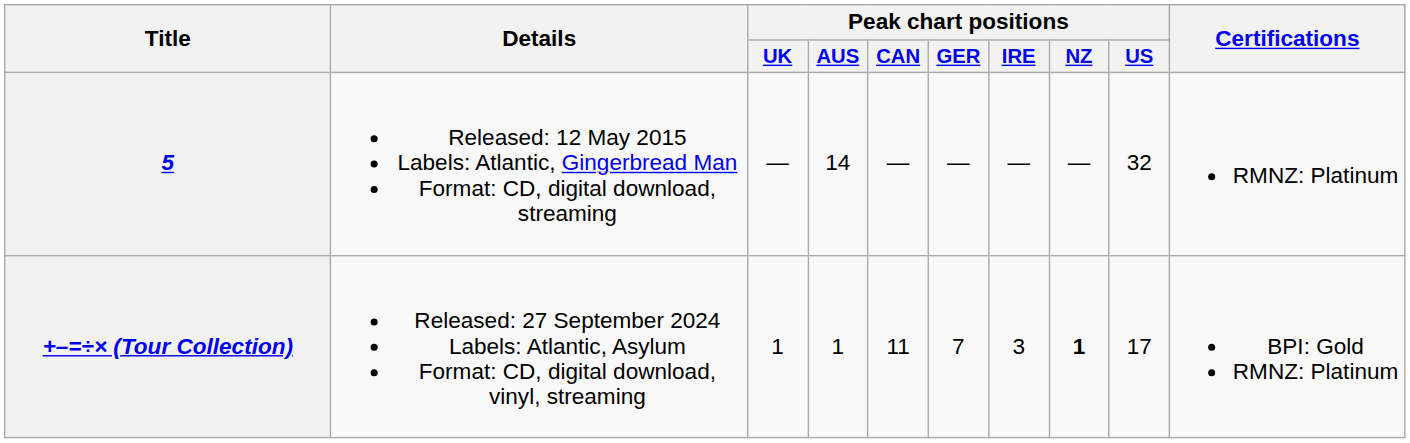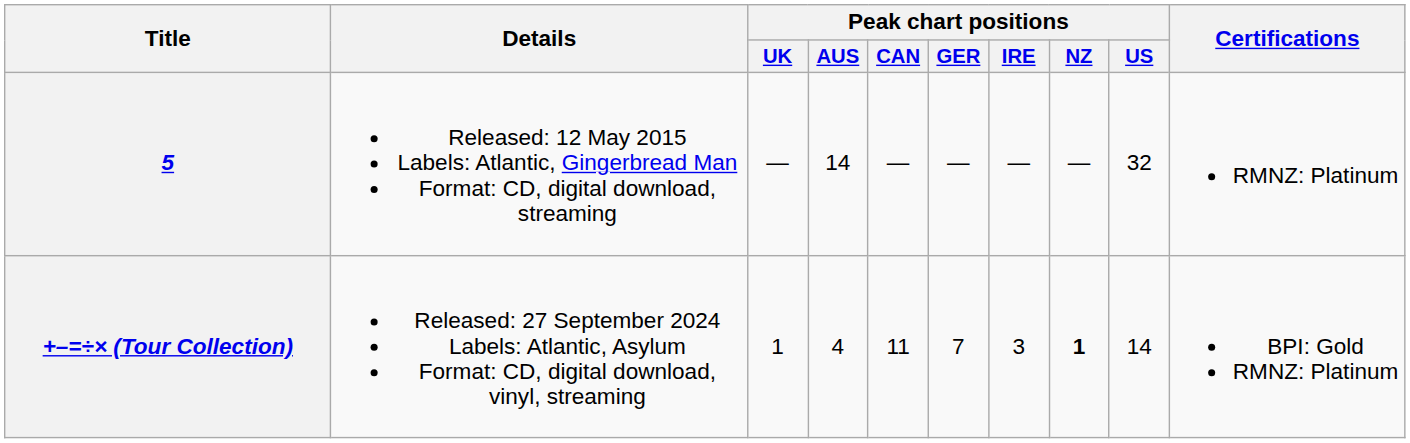(838, 345) 1 -> (838, 345) 4
(1139, 345) 17 -> (1139, 345) 14
